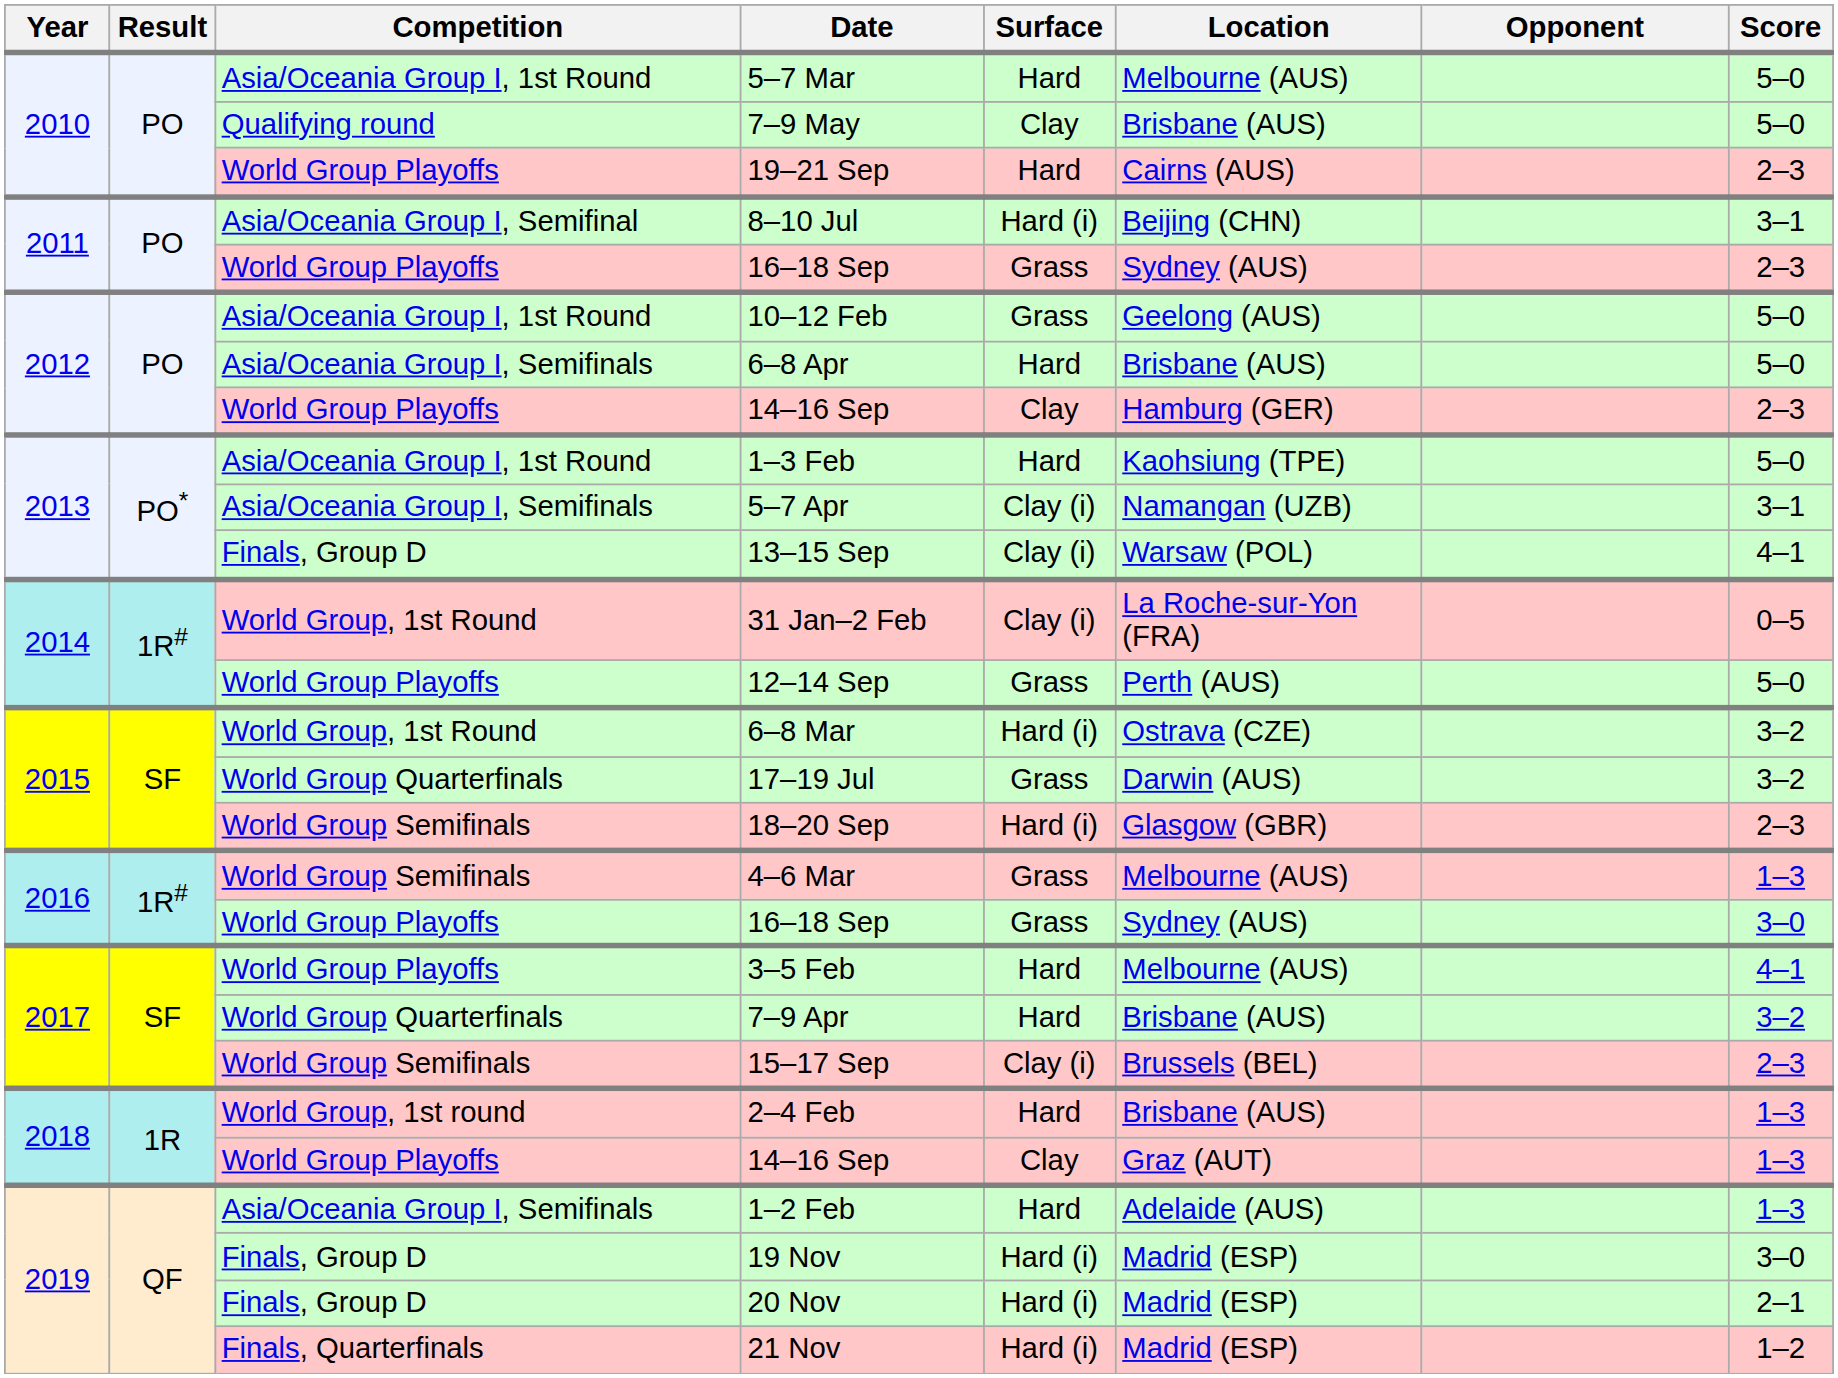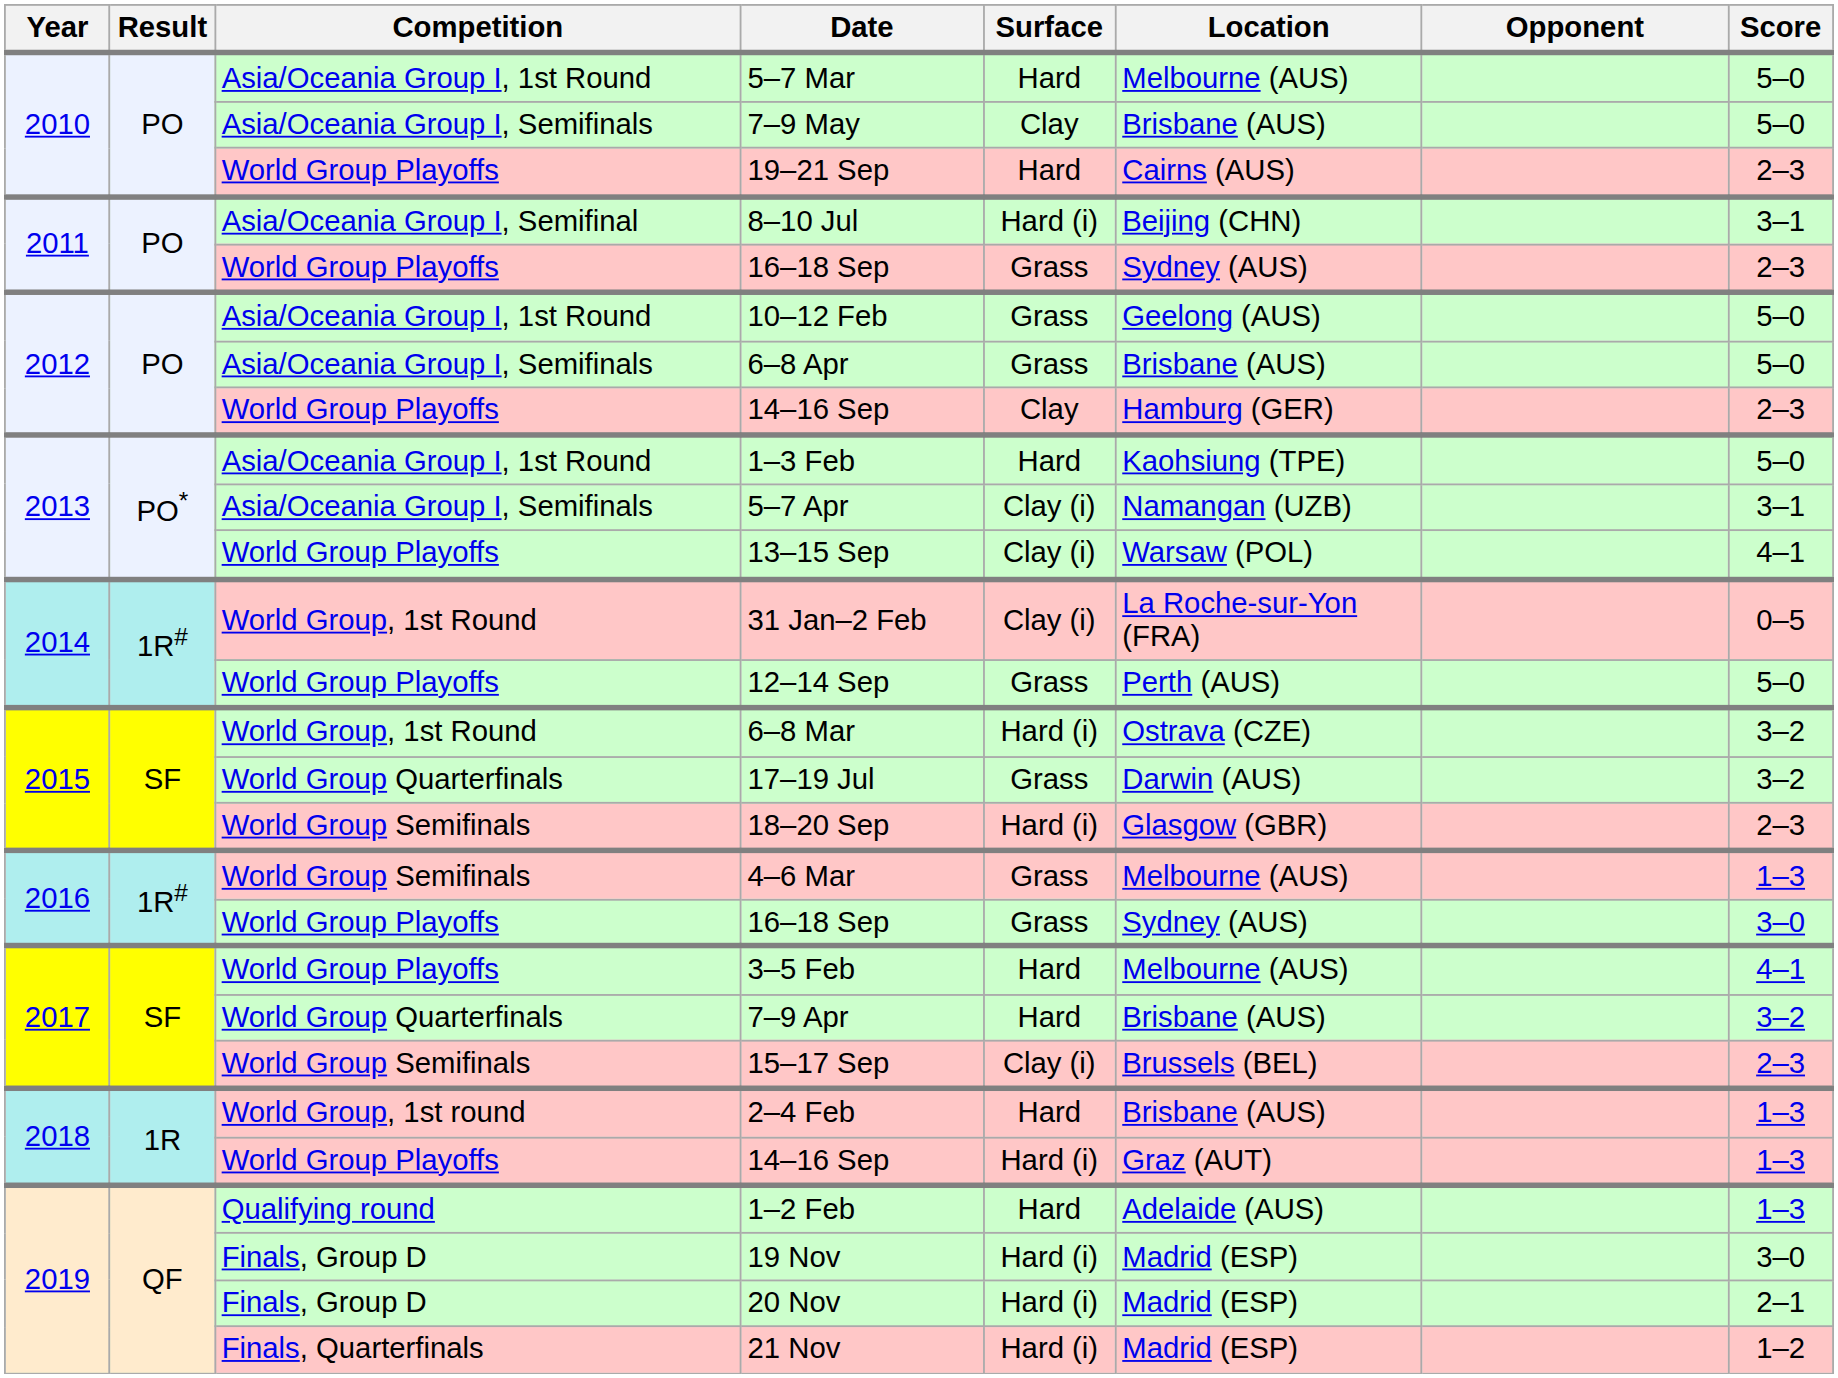(328, 124) Qualifying round -> (437, 124) Asia/Oceania Group I, Semifinals
(1049, 363) Hard -> (1049, 363) Grass
(324, 553) Finals, Group D -> (360, 553) World Group Playoffs
(1049, 1159) Clay -> (1049, 1159) Hard (i)
(437, 1209) Asia/Oceania Group I, Semifinals -> (328, 1209) Qualifying round
